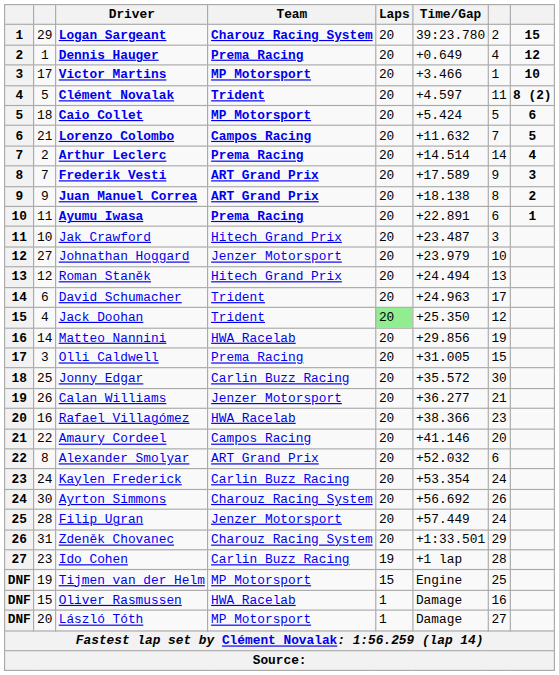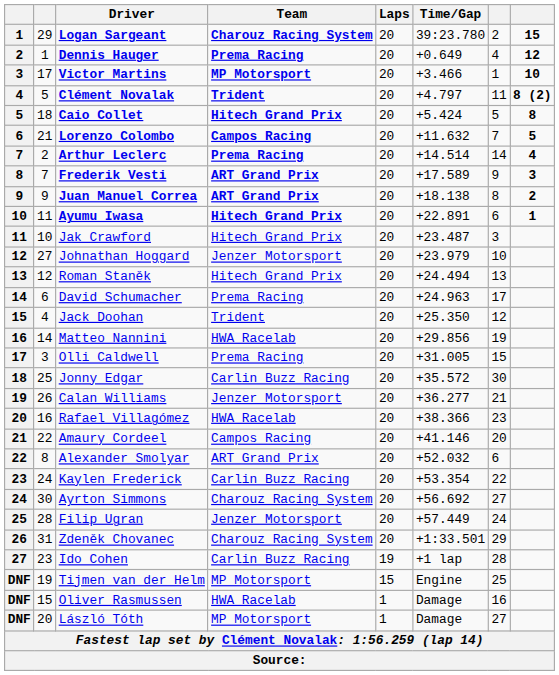(439, 95) +4.597 -> (439, 95) +4.797
(261, 116) MP Motorsport -> (276, 116) Hitech Grand Prix
(532, 116) 6 -> (532, 116) 8
(257, 217) Prema Racing -> (276, 217) Hitech Grand Prix
(238, 297) Trident -> (257, 297) Prema Racing
(387, 318) lightgreen background -> (387, 318) no background
(499, 479) 24 -> (499, 479) 22
(499, 499) 26 -> (499, 499) 27
